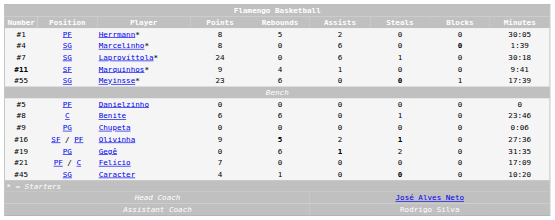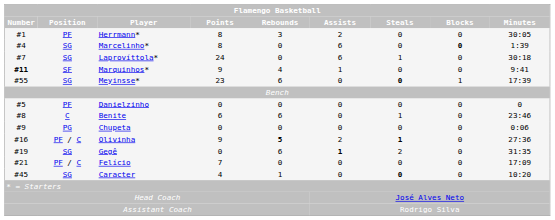(280, 34) 5 -> (280, 34) 3
(67, 139) SF / PF -> (67, 139) PF / C
(67, 151) PG -> (67, 151) SG
